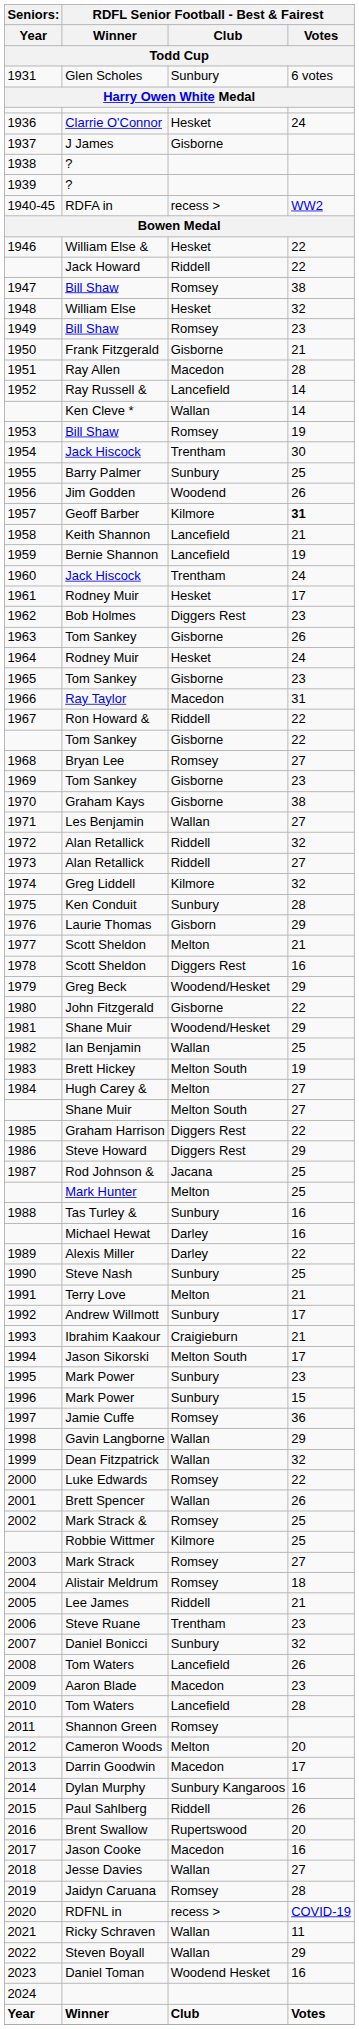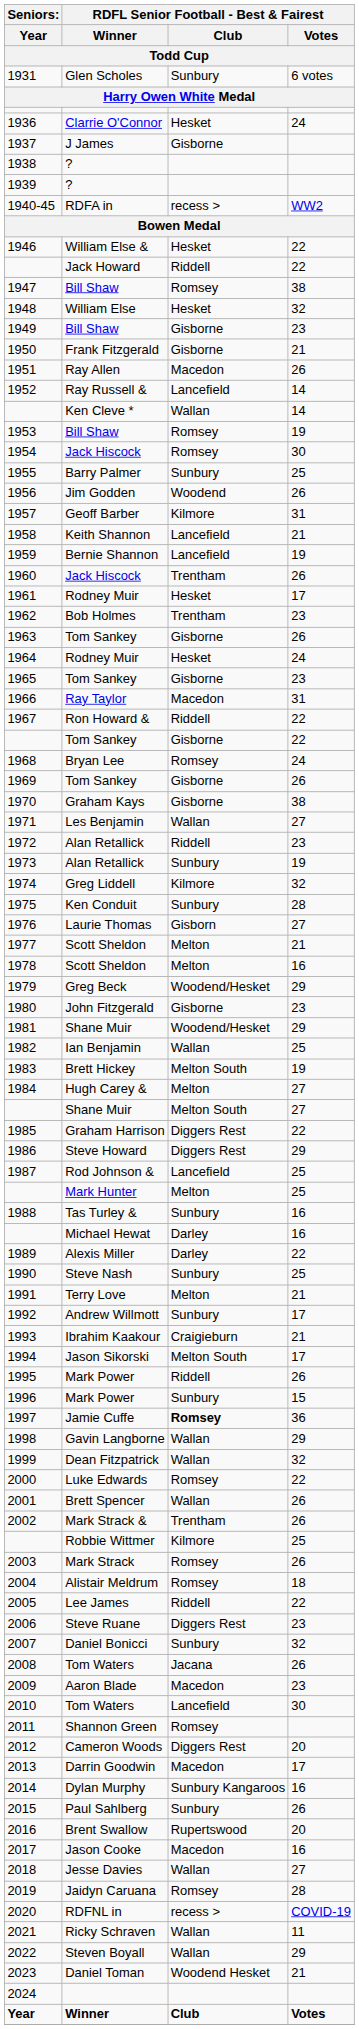(194, 329) Romsey -> (197, 329) Gisborne
(298, 370) 28 -> (298, 370) 26
(198, 452) Trentham -> (194, 452) Romsey
(298, 514) bold -> (298, 514) normal
(298, 575) 24 -> (298, 575) 26
(208, 616) Diggers Rest -> (198, 616) Trentham
(298, 760) 27 -> (298, 760) 24
(298, 781) 23 -> (298, 781) 26
(298, 842) 32 -> (298, 842) 23
(190, 863) Riddell -> (195, 863) Sunbury
(298, 863) 27 -> (298, 863) 19
(298, 925) 29 -> (298, 925) 27
(208, 966) Diggers Rest -> (190, 966) Melton
(298, 1007) 22 -> (298, 1007) 23
(192, 1171) Jacana -> (200, 1171) Lancefield
(195, 1377) Sunbury -> (190, 1377) Riddell
(298, 1377) 23 -> (298, 1377) 26
(194, 1418) normal -> (196, 1418) bold
(194, 1521) Romsey -> (198, 1521) Trentham
(298, 1521) 25 -> (298, 1521) 26
(298, 1562) 27 -> (298, 1562) 26
(298, 1603) 21 -> (298, 1603) 22
(198, 1623) Trentham -> (208, 1623) Diggers Rest
(200, 1665) Lancefield -> (192, 1665) Jacana
(298, 1706) 28 -> (298, 1706) 30
(190, 1747) Melton -> (208, 1747) Diggers Rest
(190, 1808) Riddell -> (195, 1808) Sunbury
(298, 1973) 16 -> (298, 1973) 21
